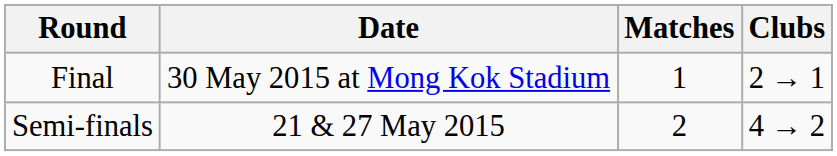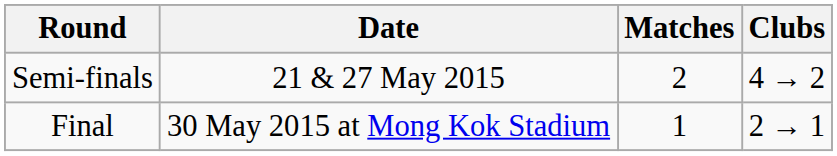rows swapped: (82, 125) <-> (82, 77)
